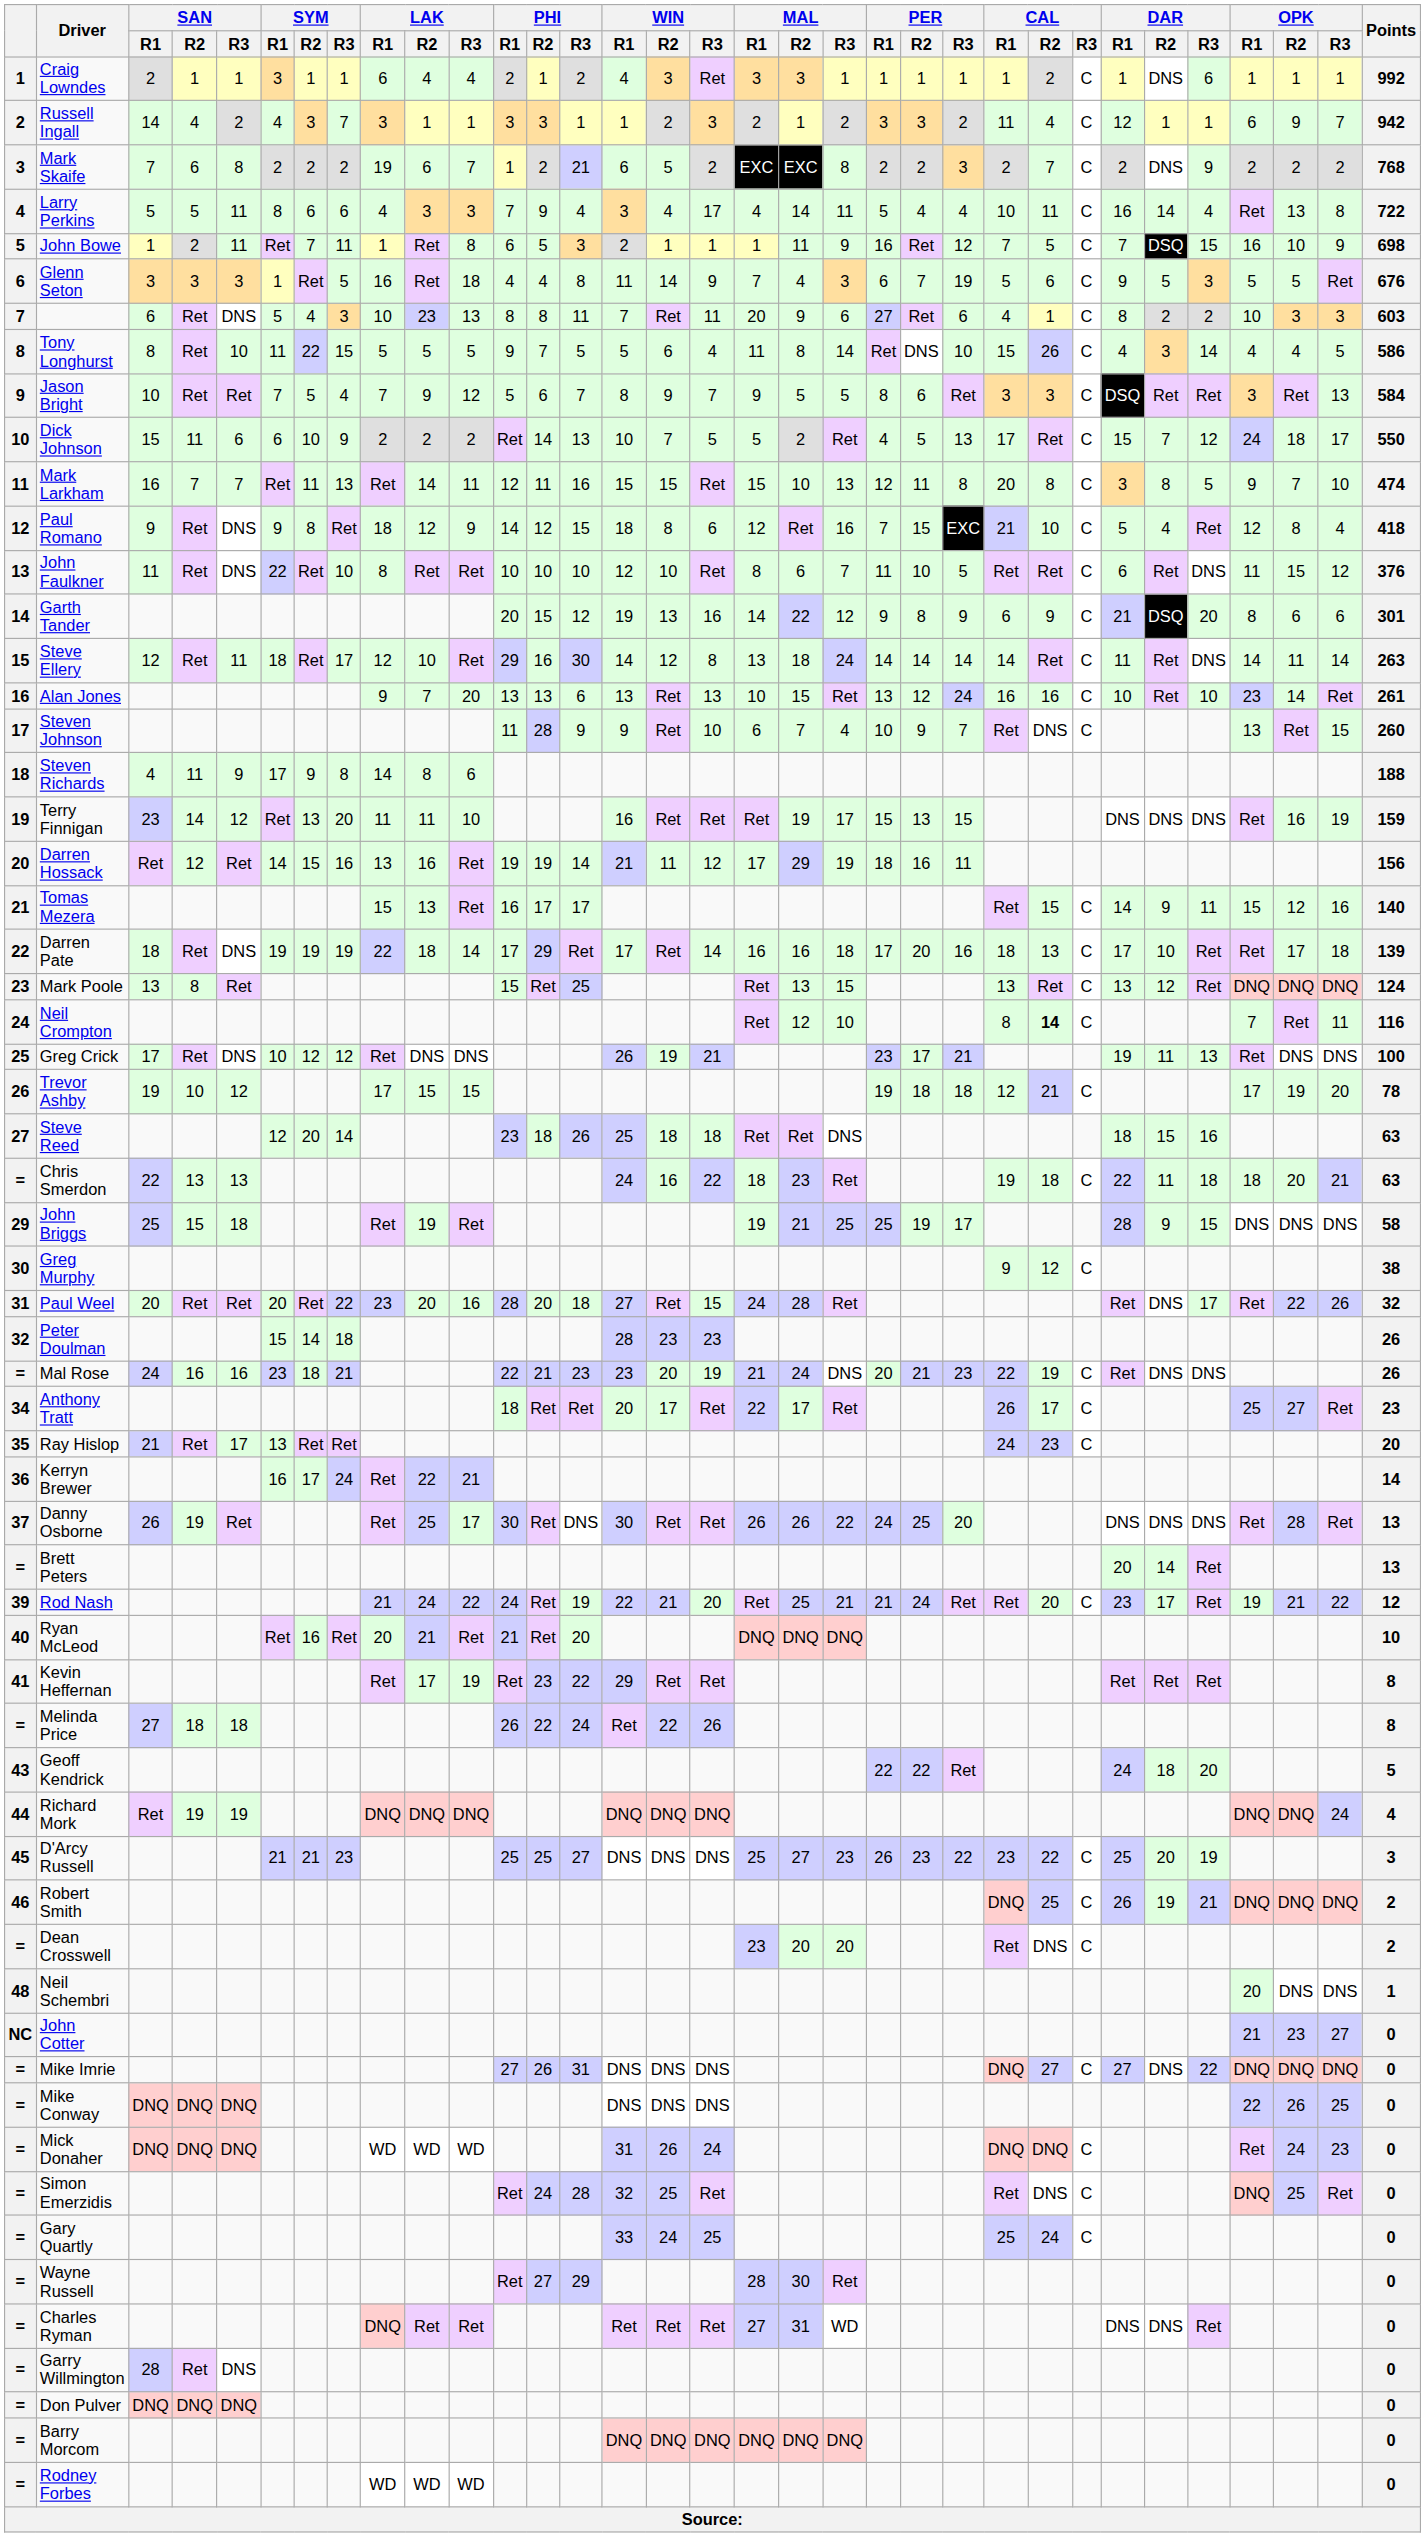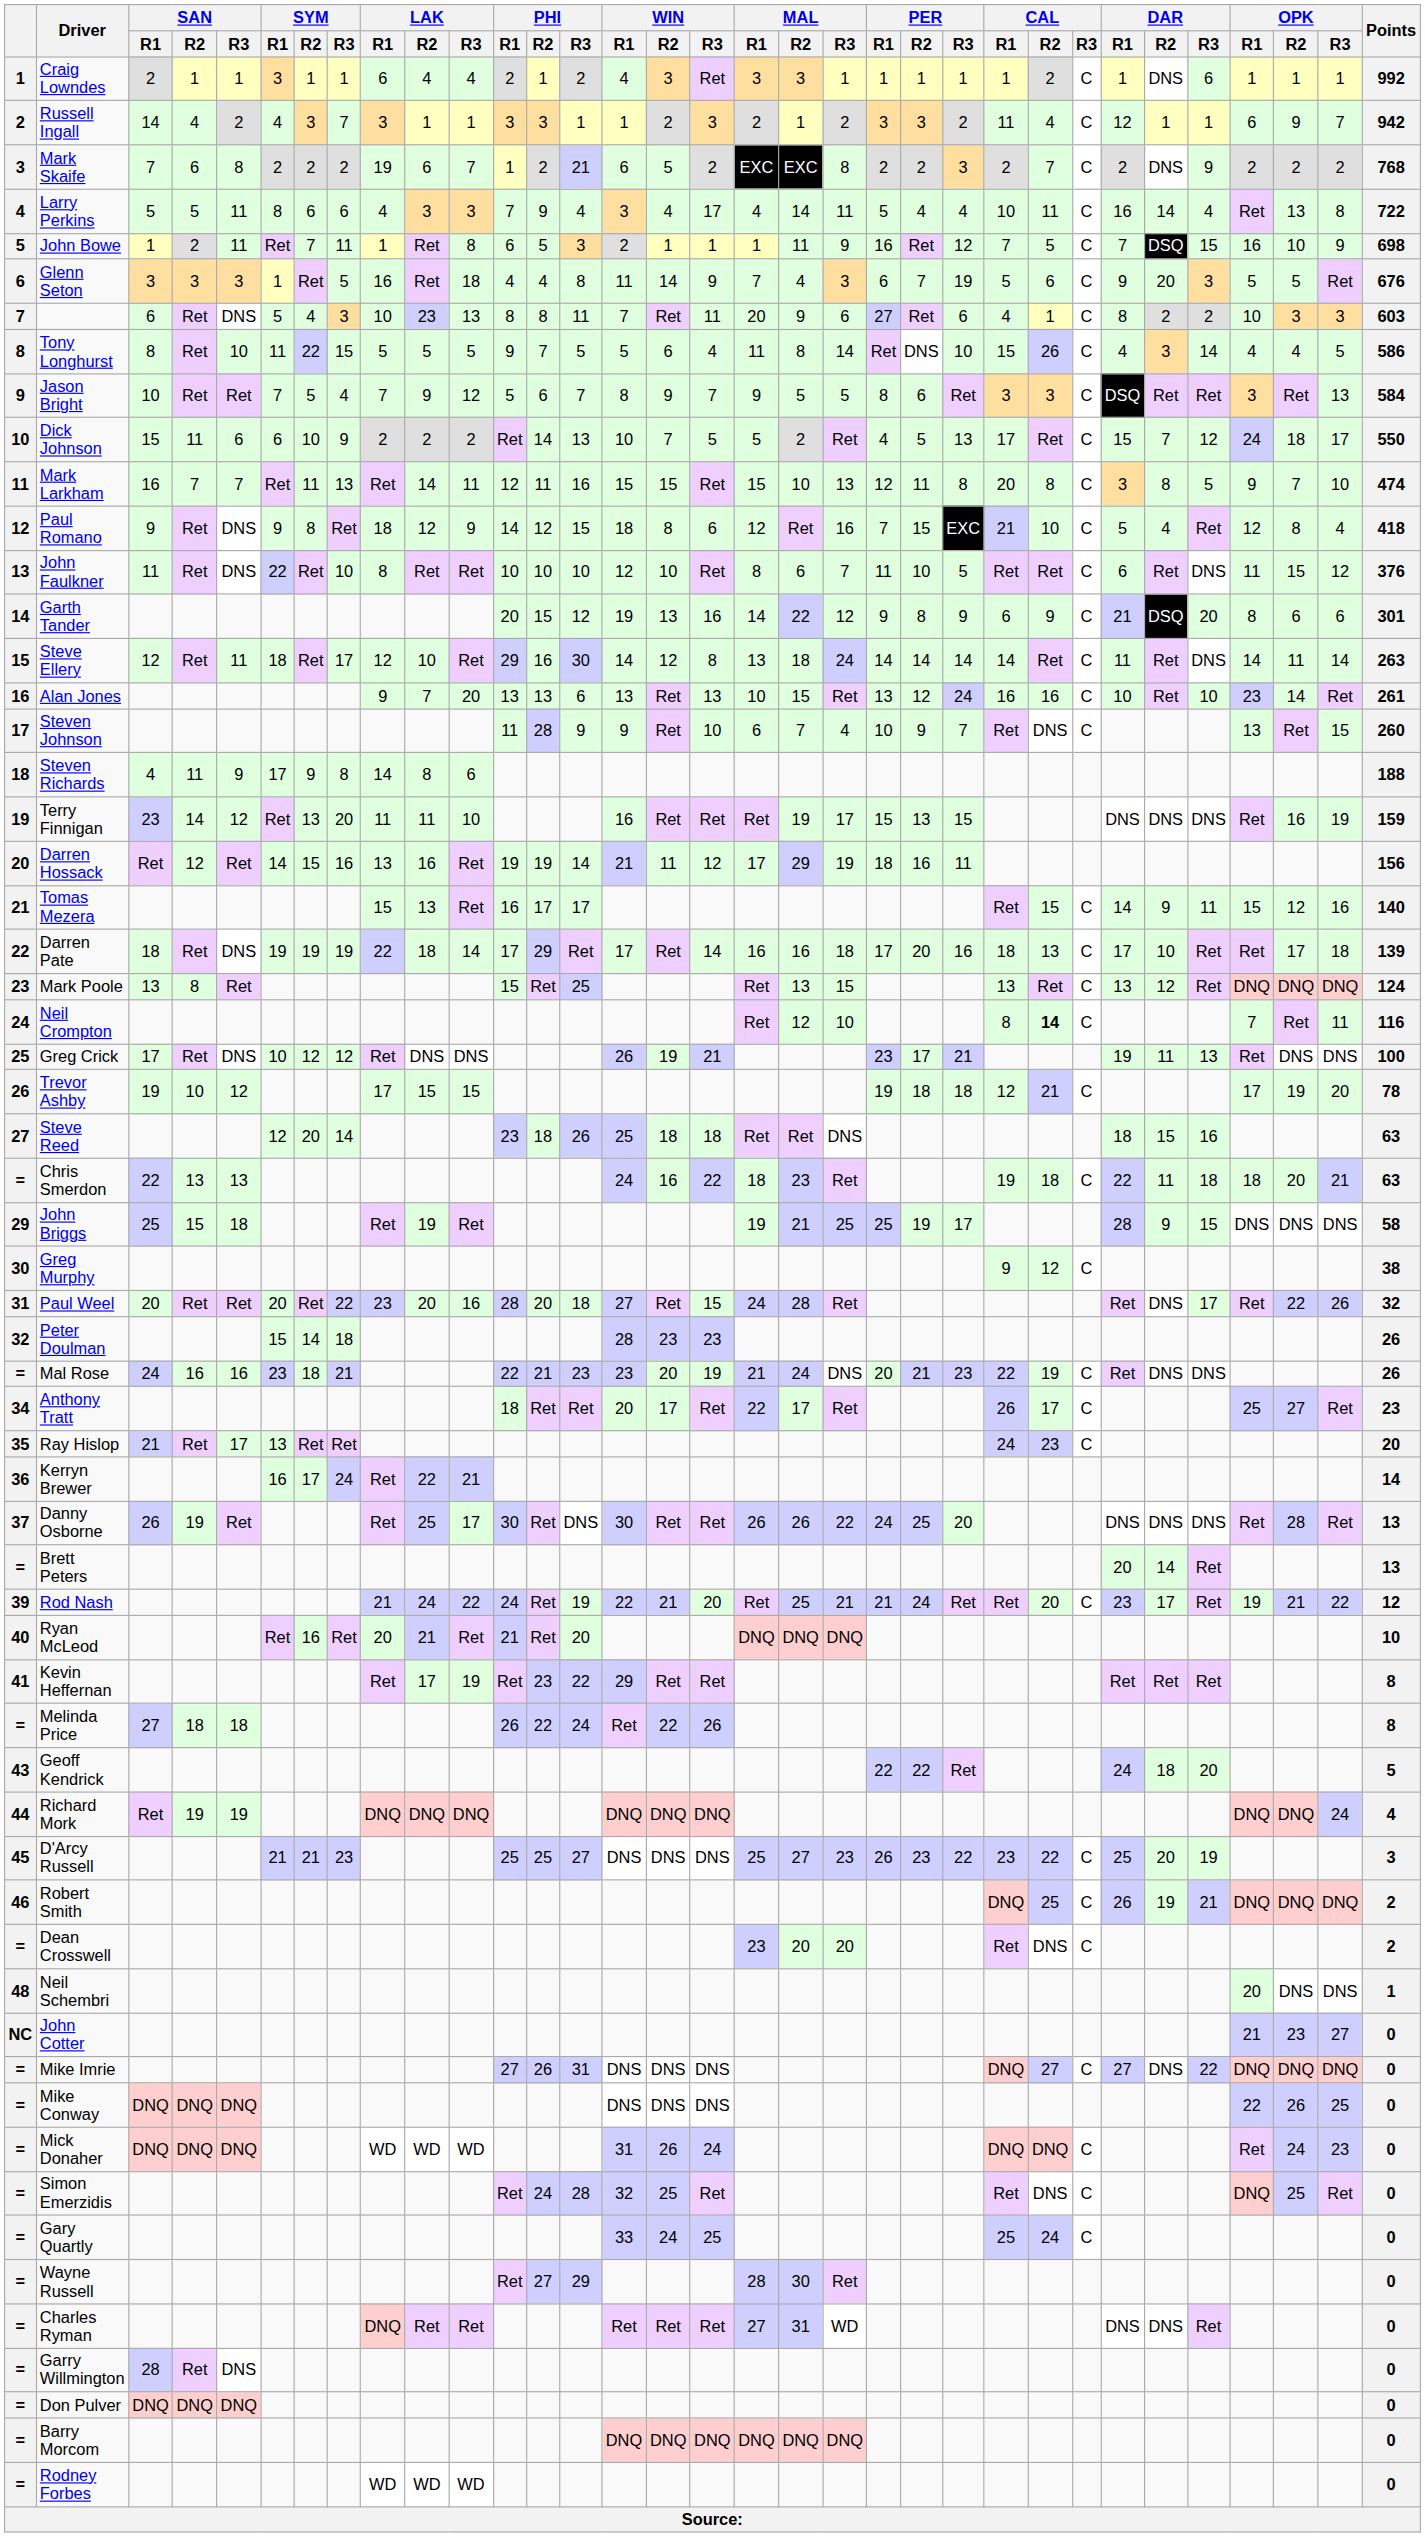(1166, 282) 5 -> (1166, 282) 20
